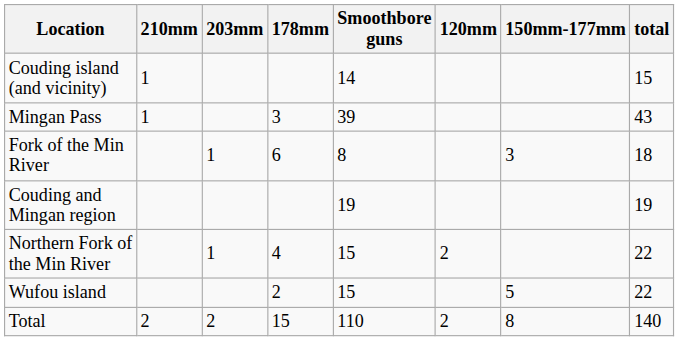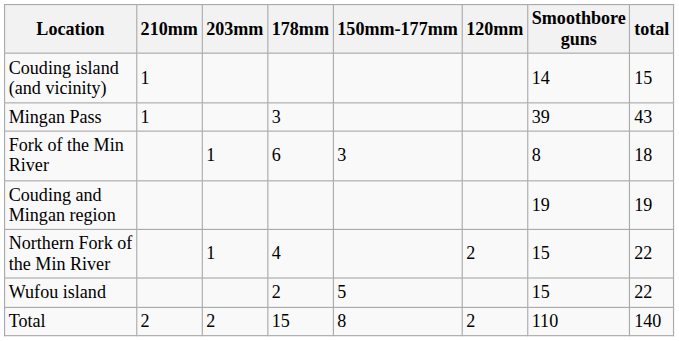columns swapped: (566, 29) <-> (384, 29)
